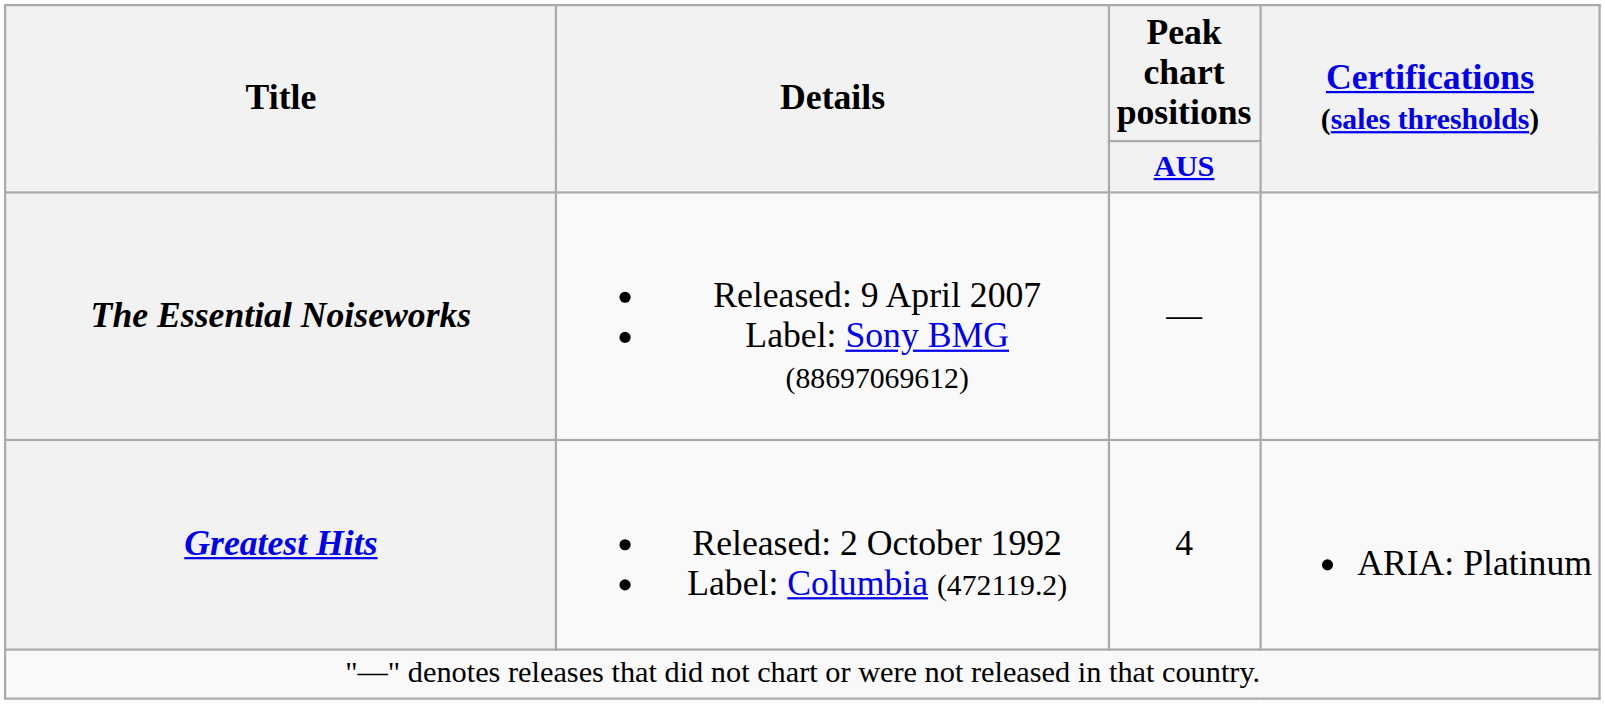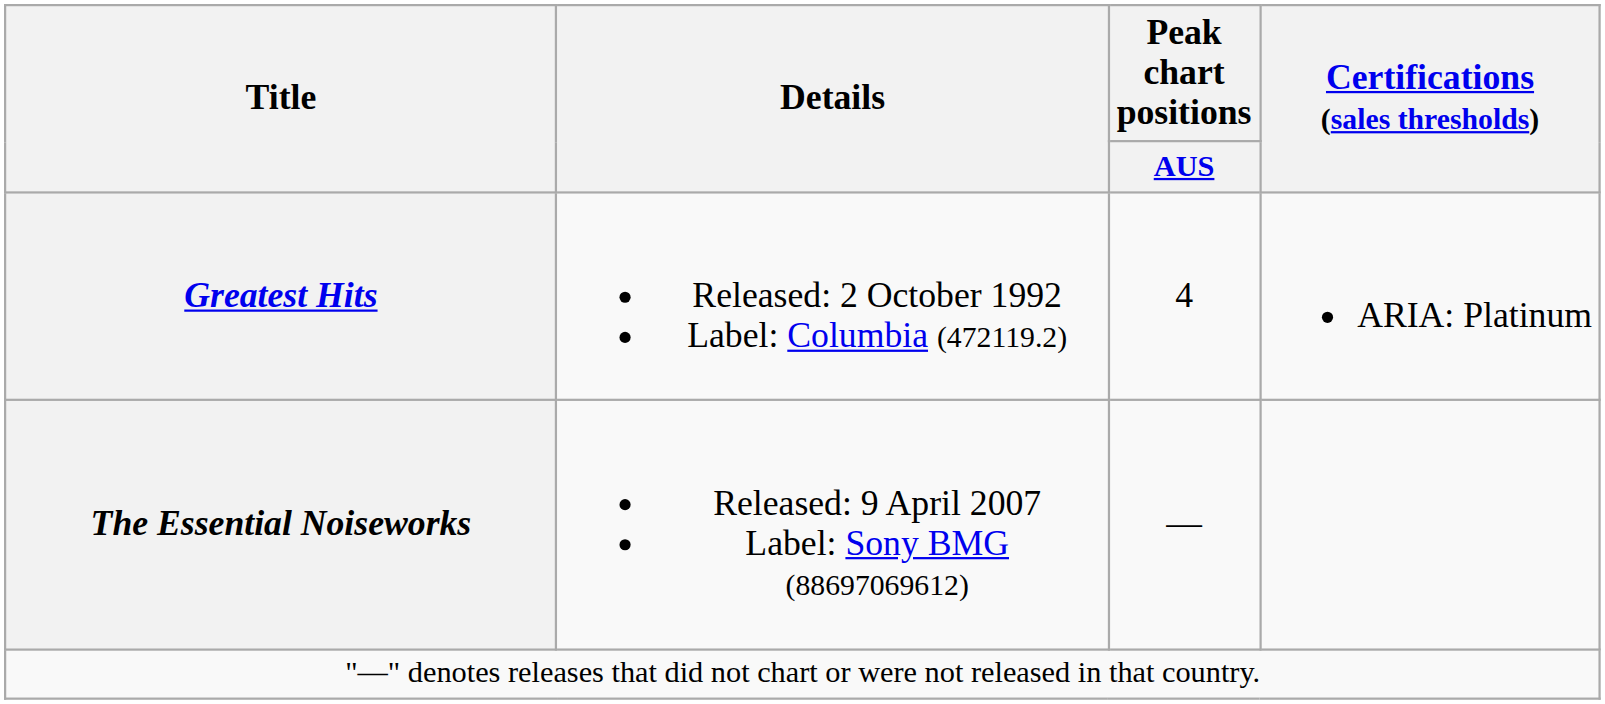rows swapped: (281, 543) <-> (281, 315)
